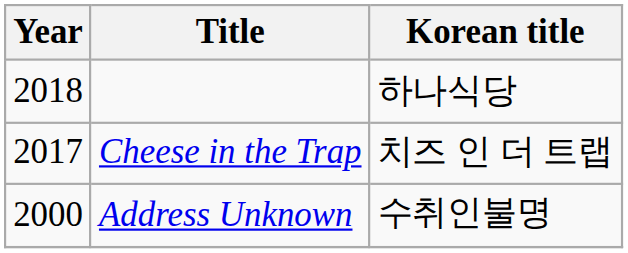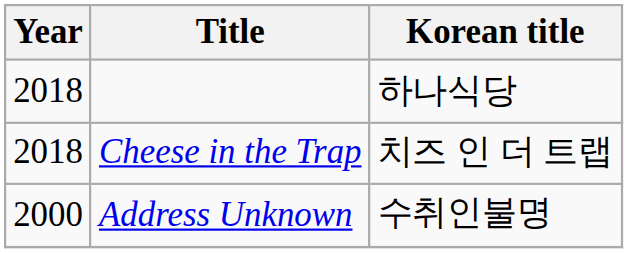(48, 152) 2017 -> (48, 152) 2018
